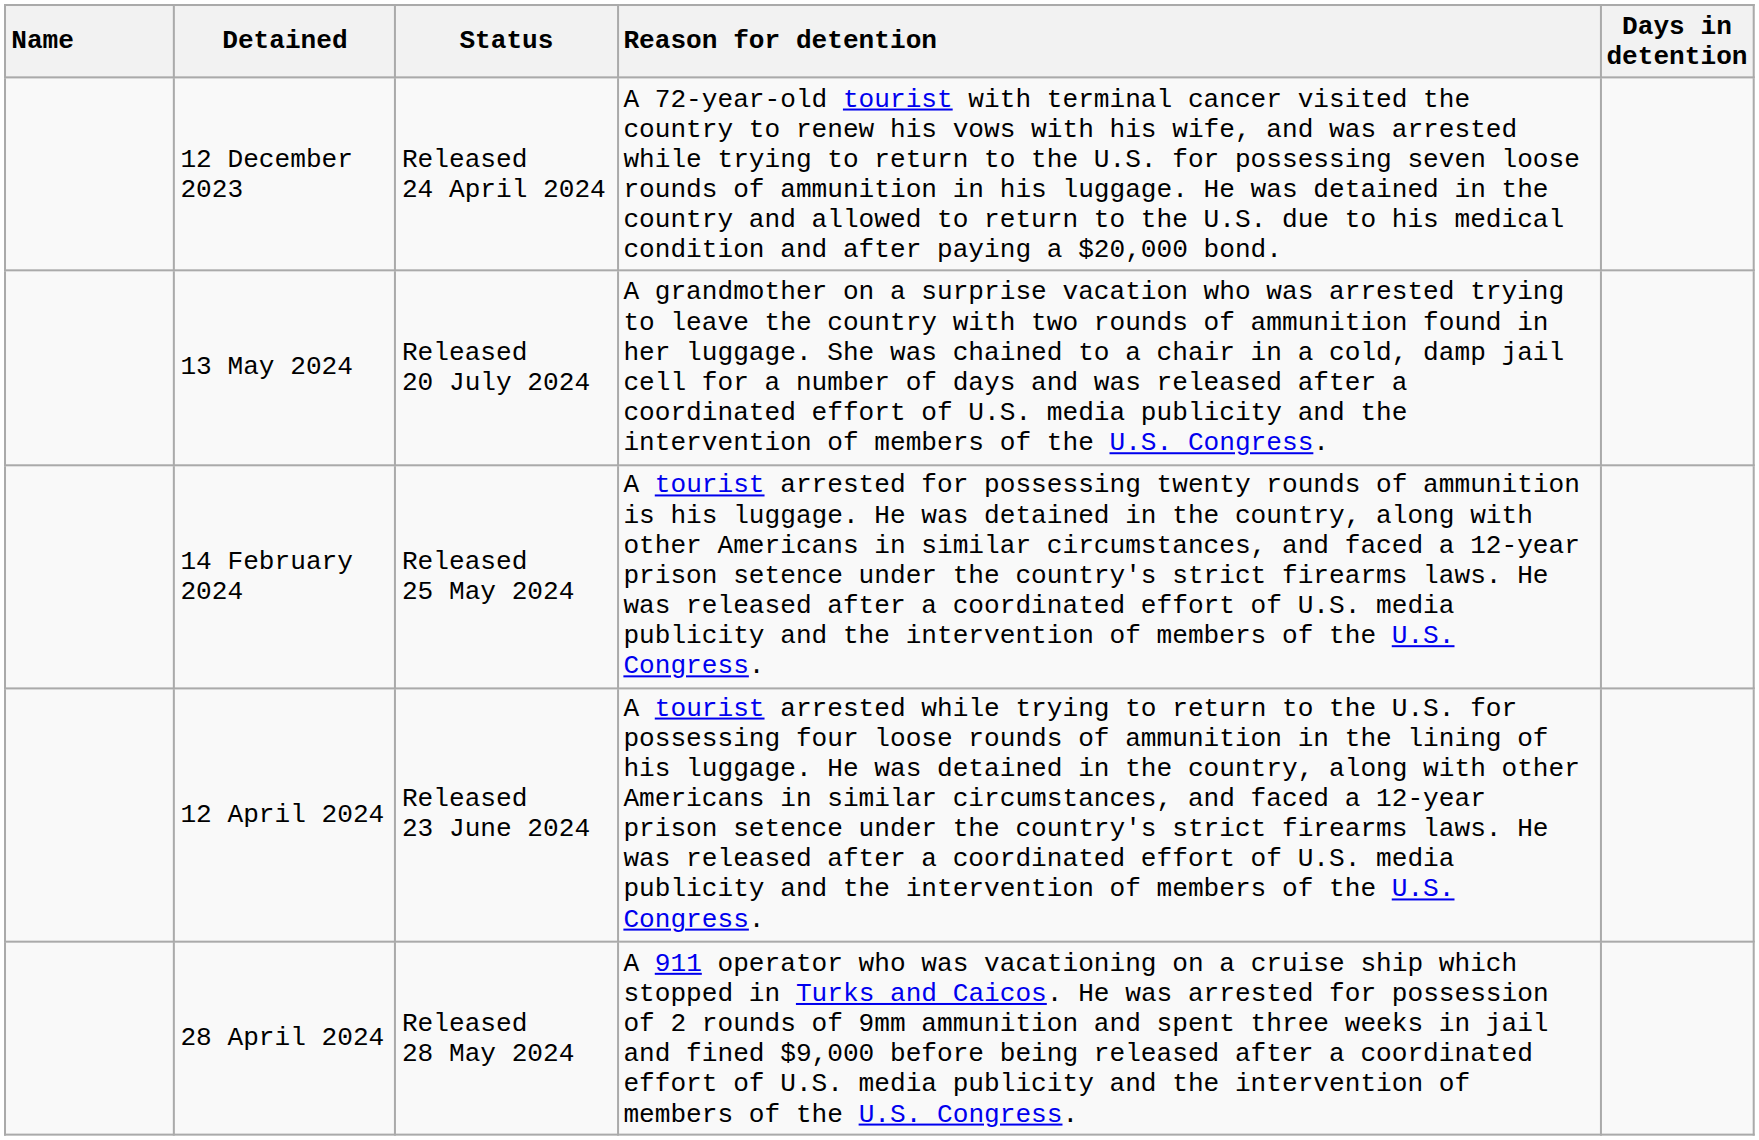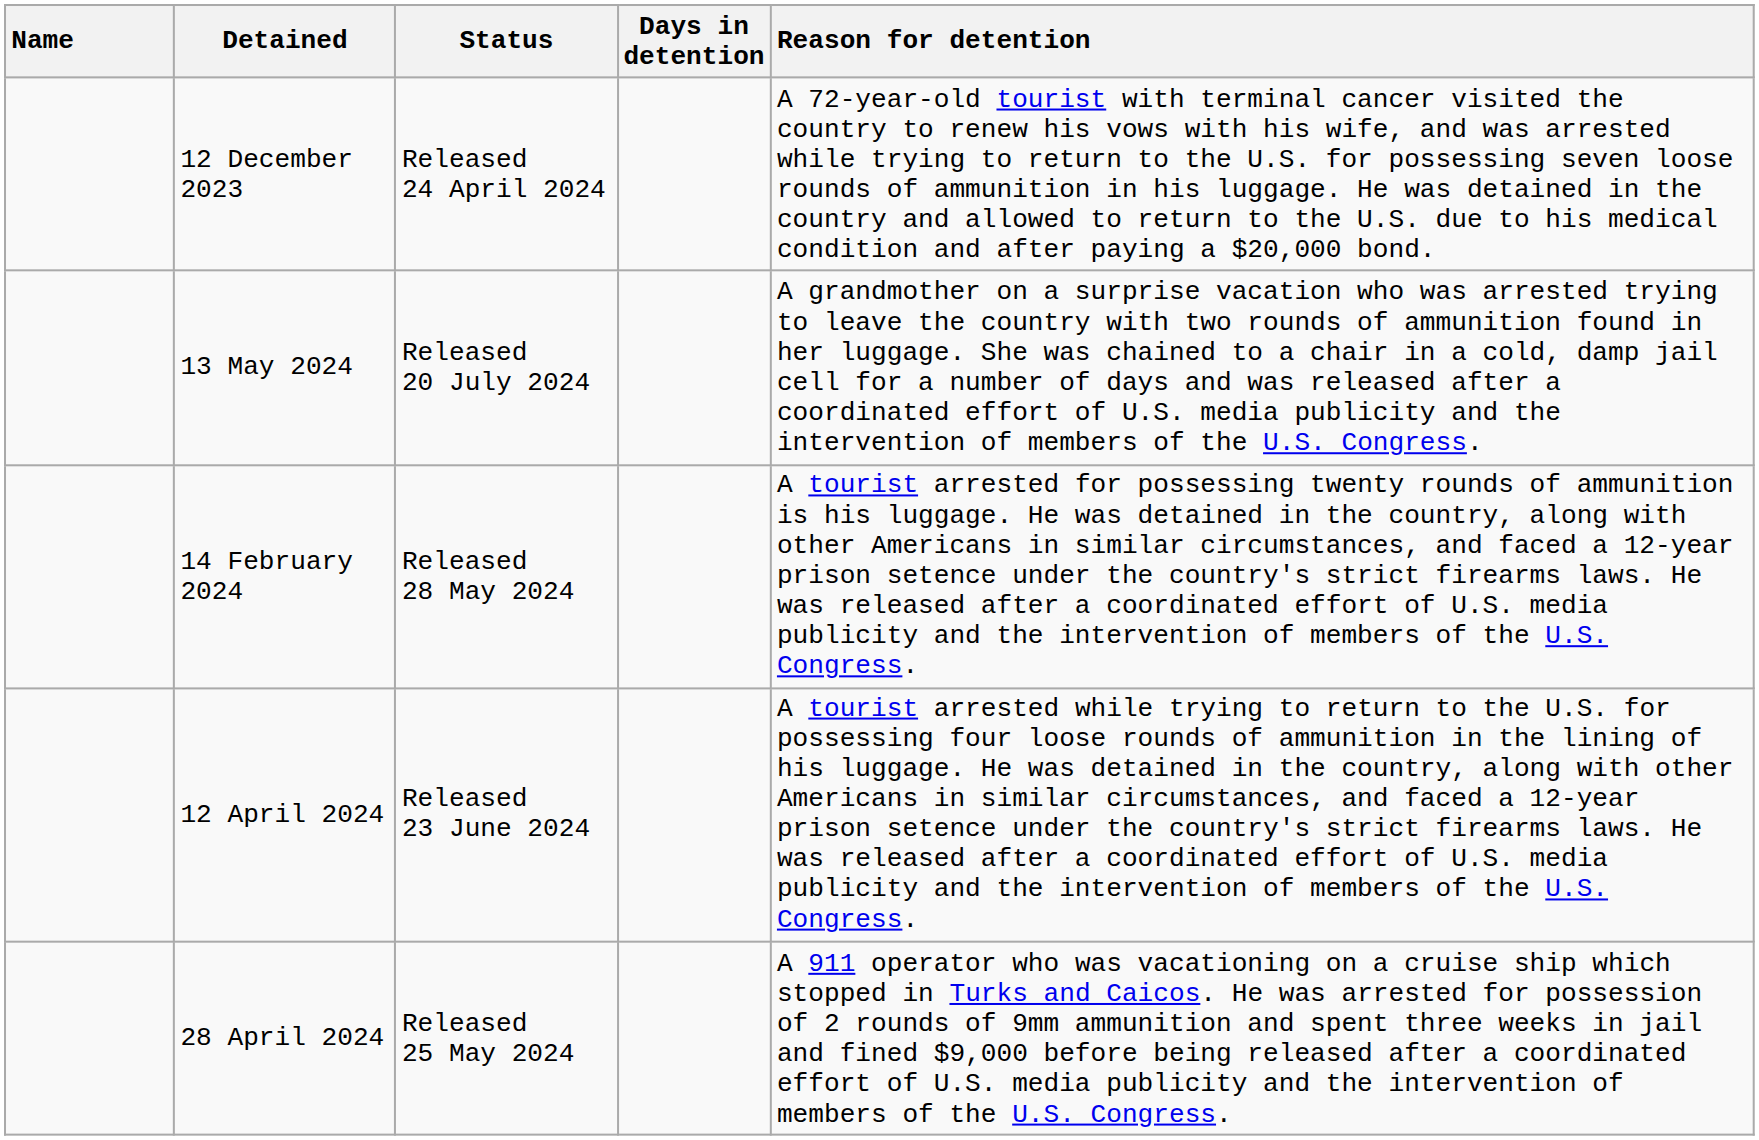columns swapped: (1677, 41) <-> (780, 41)
(488, 576) Released 25 May 2024 -> (488, 576) Released 28 May 2024
(488, 1038) Released 28 May 2024 -> (488, 1038) Released 25 May 2024
